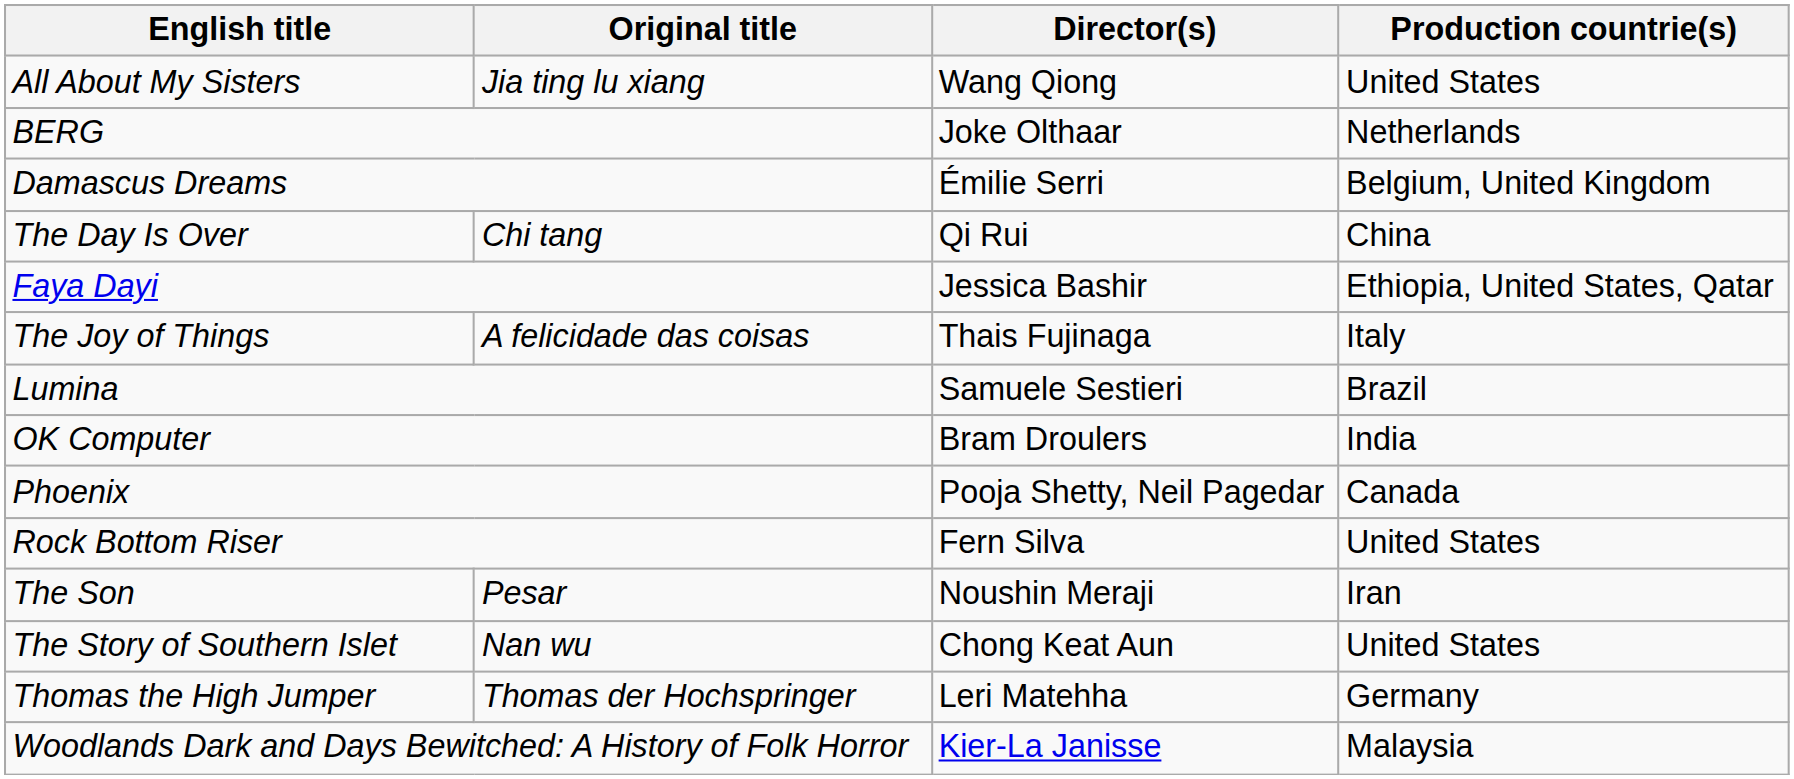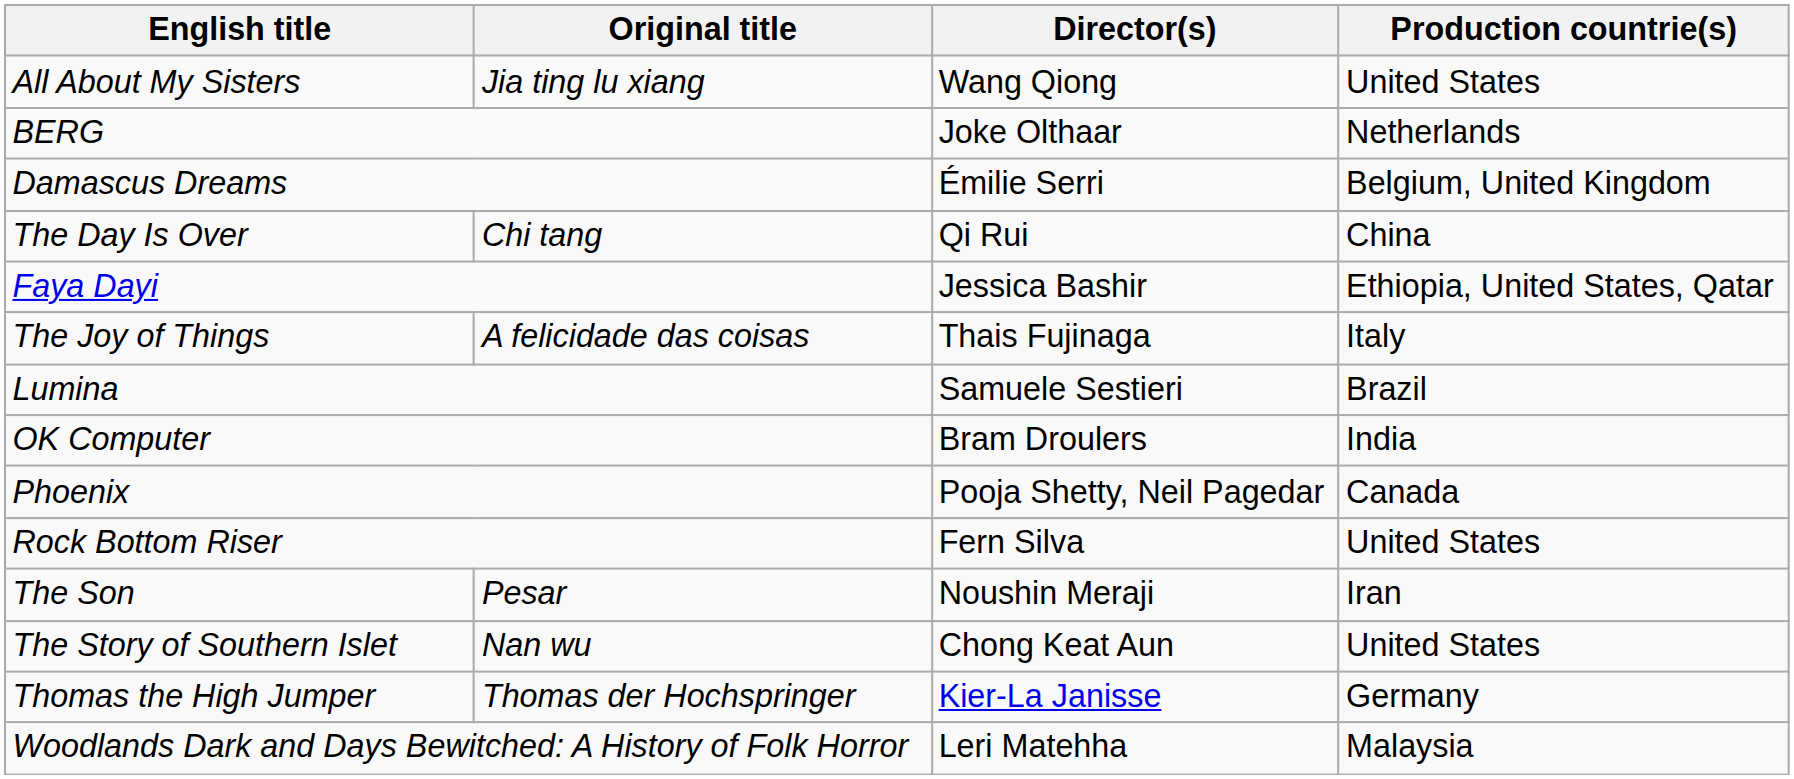(1033, 696) Leri Matehha -> (1050, 696) Kier-La Janisse
(1050, 747) Kier-La Janisse -> (1033, 747) Leri Matehha
